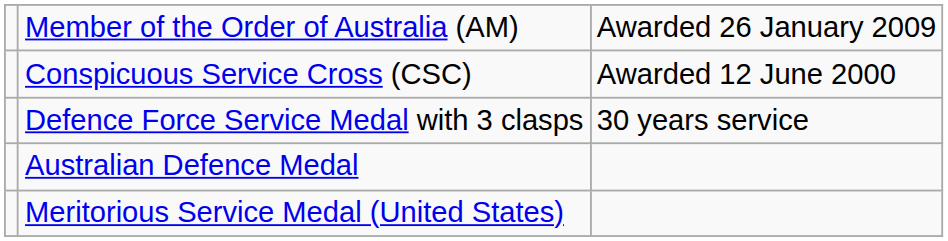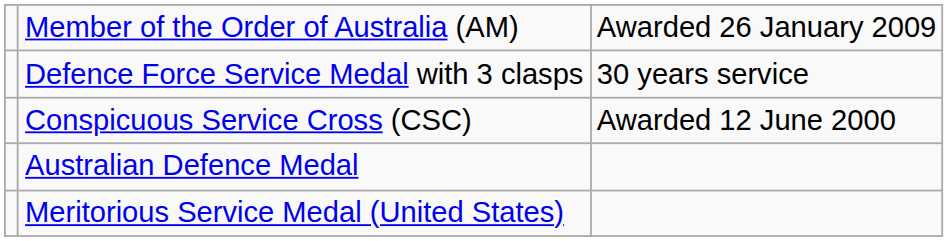rows swapped: (248, 73) <-> (304, 119)
